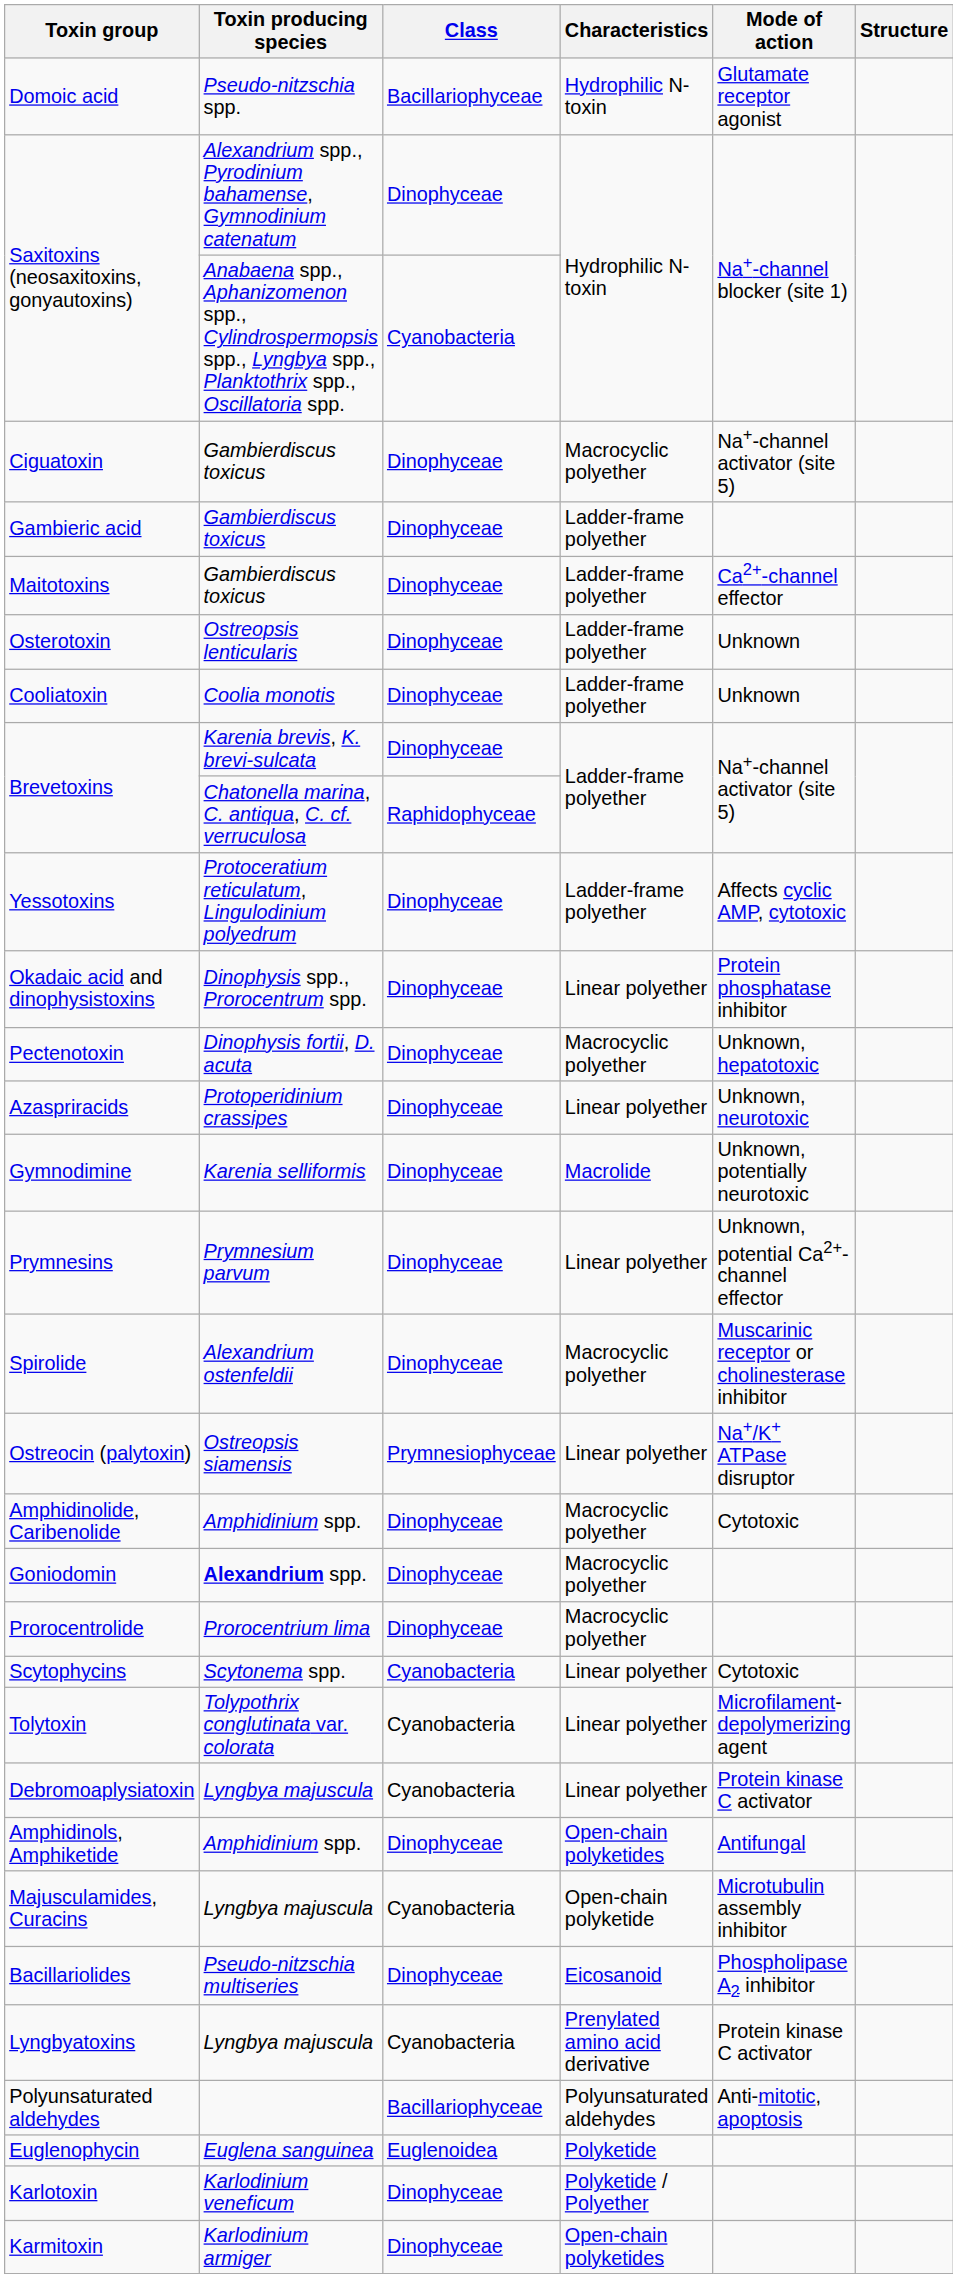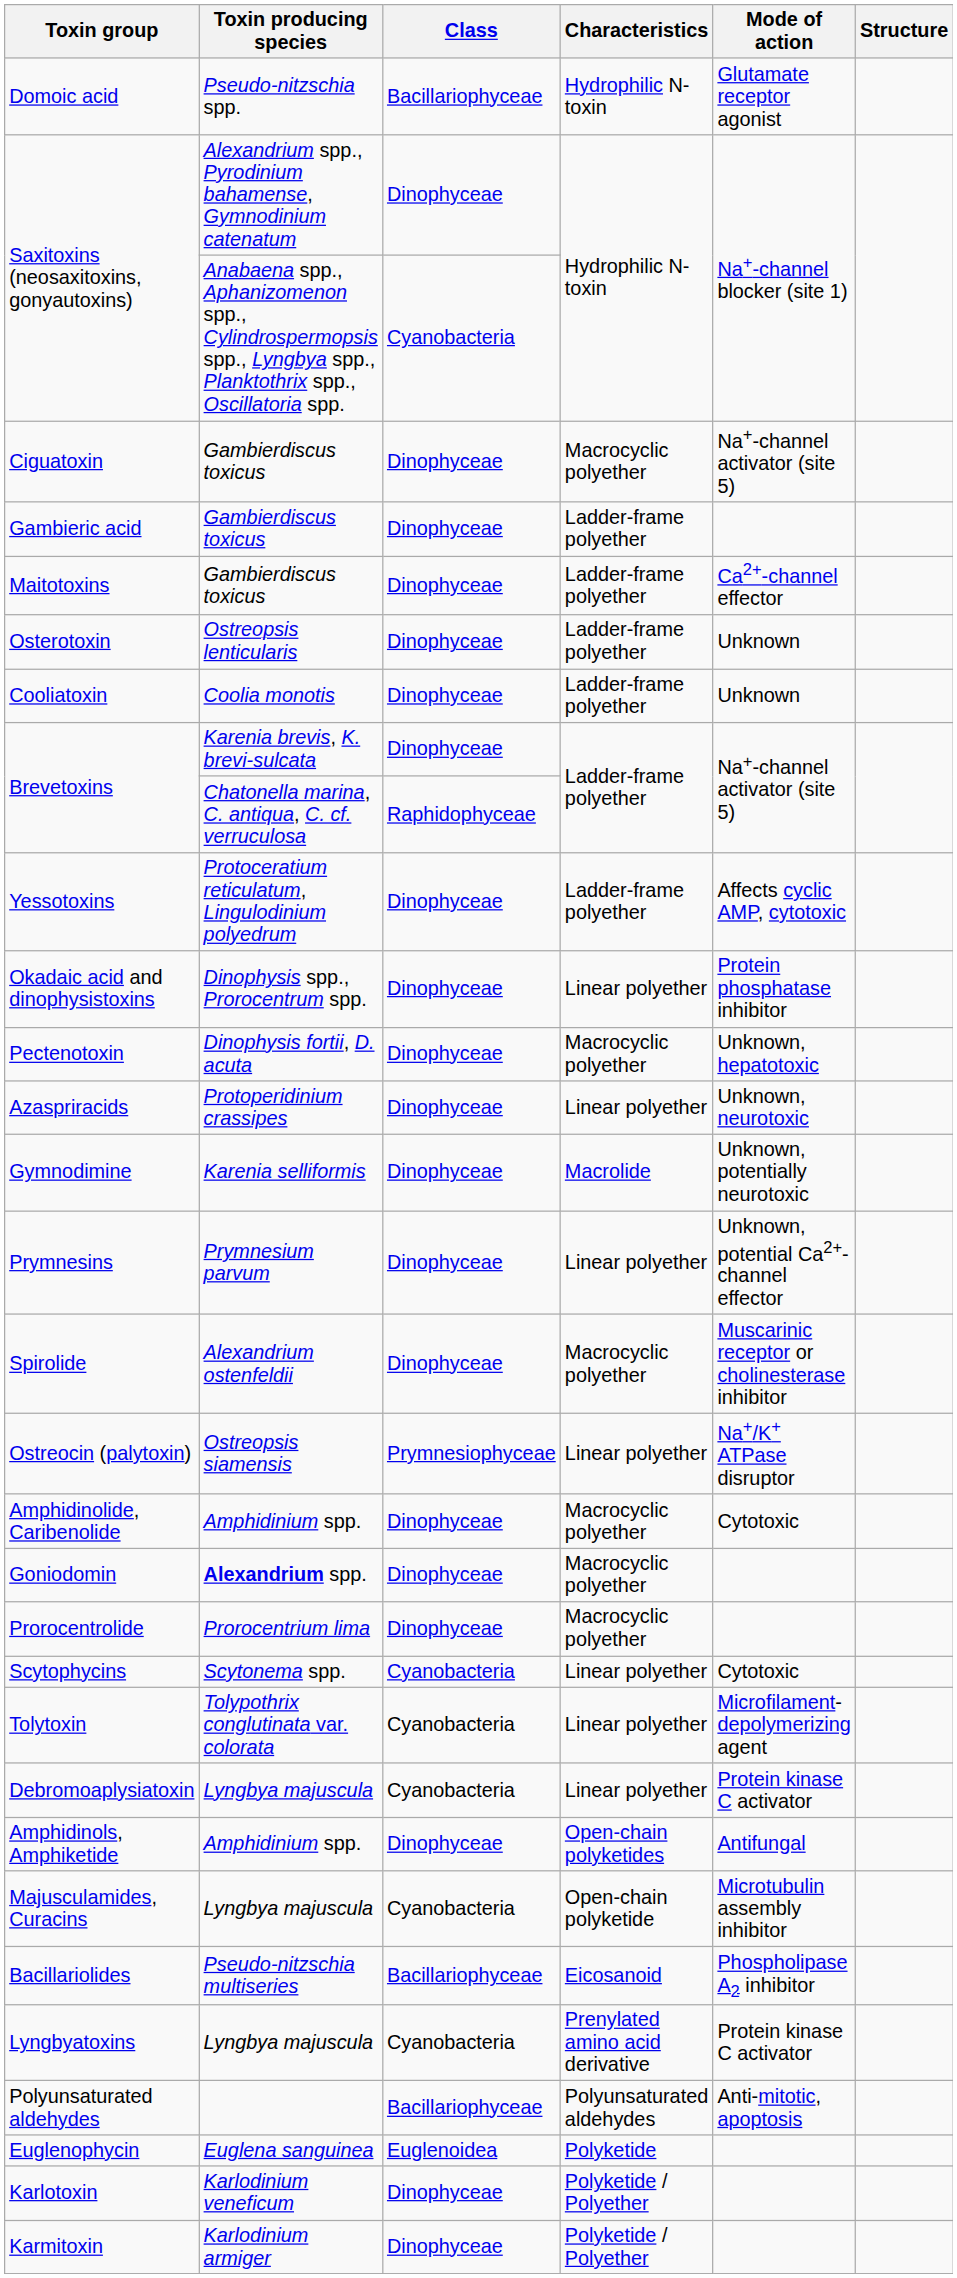(445, 1975) Dinophyceae -> (465, 1975) Bacillariophyceae
(616, 2246) Open-chain polyketides -> (616, 2246) Polyketide / Polyether
